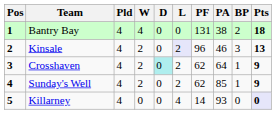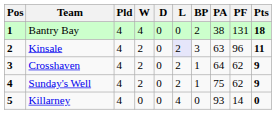columns swapped: (202, 13) <-> (242, 13)
(221, 48) 46 -> (219, 48) 63
(259, 48) 13 -> (259, 48) 11
(159, 65) paleturquoise background -> (159, 65) no background
(221, 83) 85 -> (219, 83) 75
(257, 100) lavender background -> (257, 100) no background
